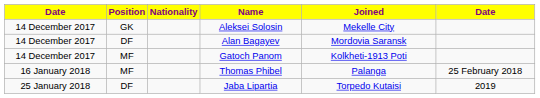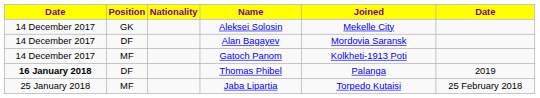(55, 71) normal -> (55, 71) bold
(127, 71) MF -> (127, 71) DF
(485, 71) 25 February 2018 -> (485, 71) 2019
(127, 86) DF -> (127, 86) MF
(485, 86) 2019 -> (485, 86) 25 February 2018
